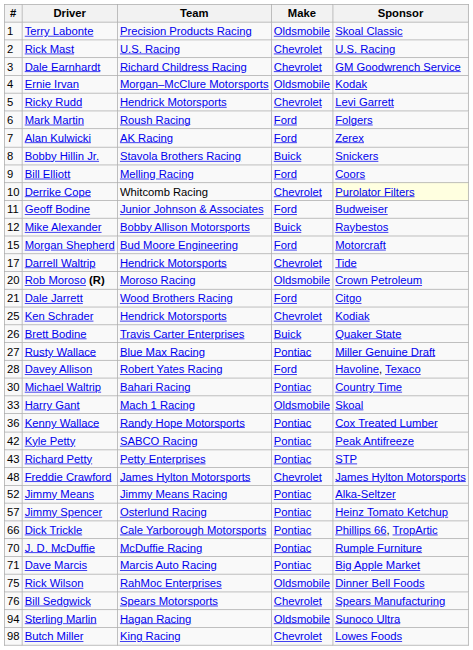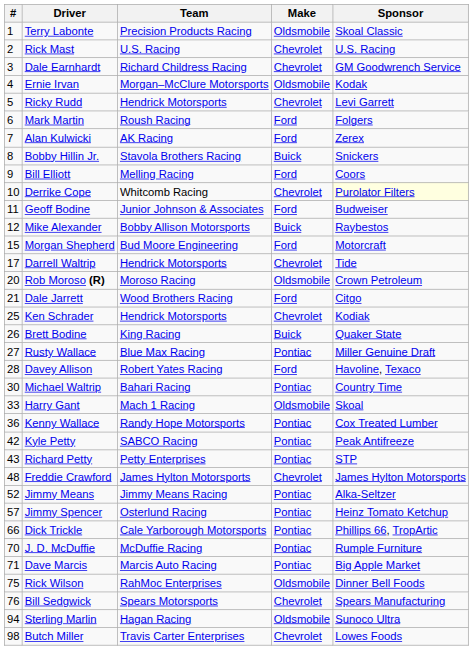(182, 334) Travis Carter Enterprises -> (150, 334) King Racing
(150, 637) King Racing -> (182, 637) Travis Carter Enterprises
